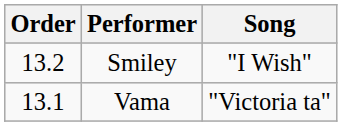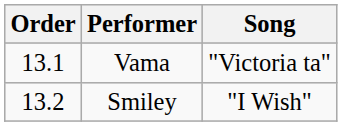rows swapped: (142, 101) <-> (142, 62)
